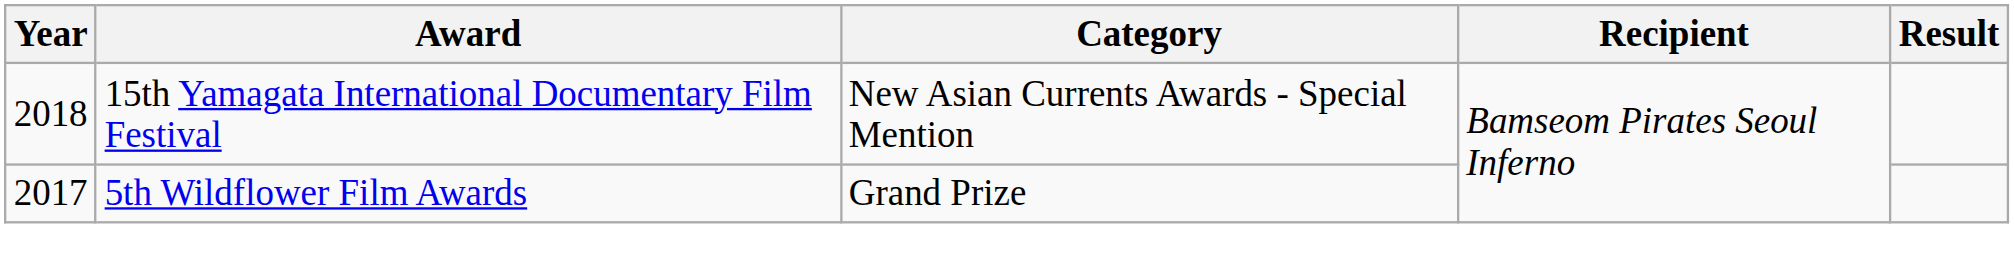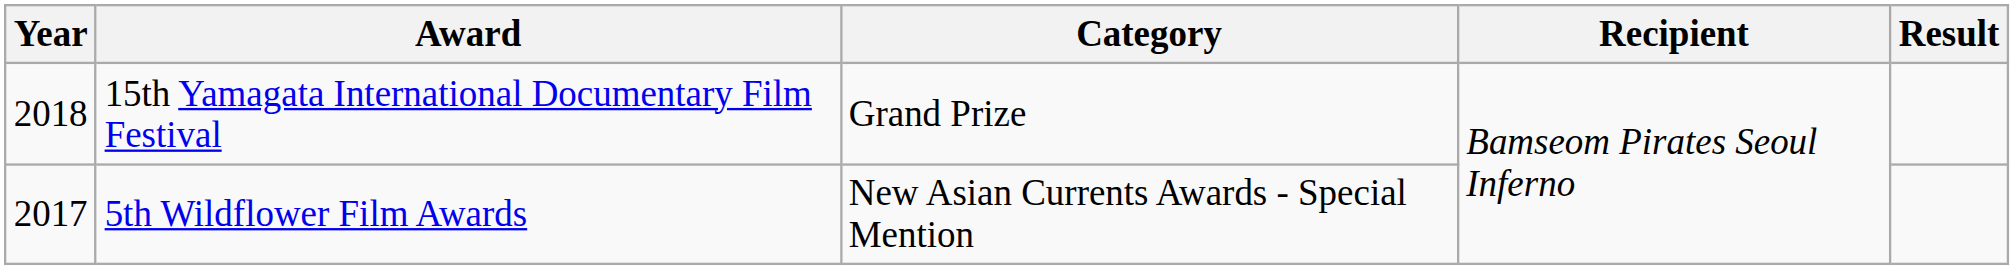(1128, 113) New Asian Currents Awards - Special Mention -> (938, 113) Grand Prize
(938, 192) Grand Prize -> (1128, 213) New Asian Currents Awards - Special Mention
